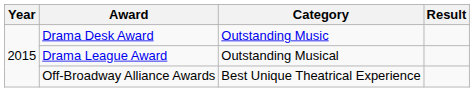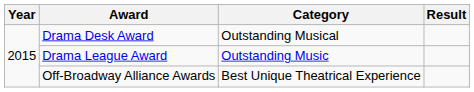(275, 35) Outstanding Music -> (280, 35) Outstanding Musical
(280, 55) Outstanding Musical -> (275, 55) Outstanding Music
